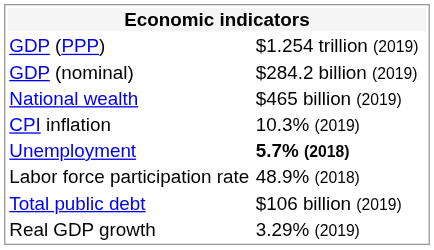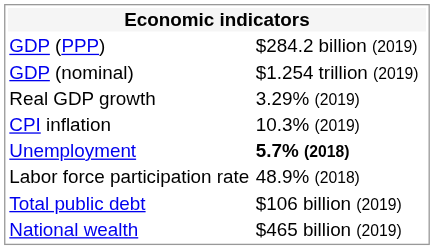(337, 46) $1.254 trillion (2019) -> (337, 46) $284.2 billion (2019)
(337, 72) $284.2 billion (2019) -> (337, 72) $1.254 trillion (2019)
rows swapped: (83, 229) <-> (74, 98)
